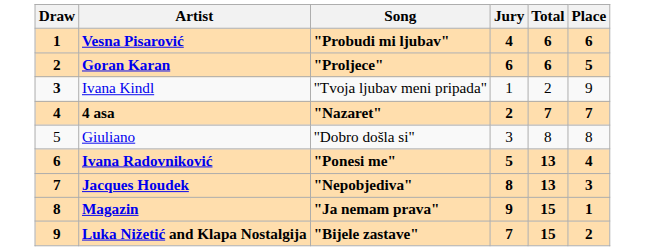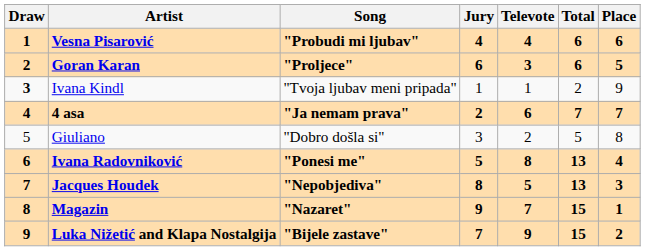+ column: (528, 16)
(348, 112) "Nazaret" -> (346, 112) "Ja nemam prava"
(548, 137) 8 -> (578, 137) 5
(377, 209) "Ja nemam prava" -> (317, 209) "Nazaret"
